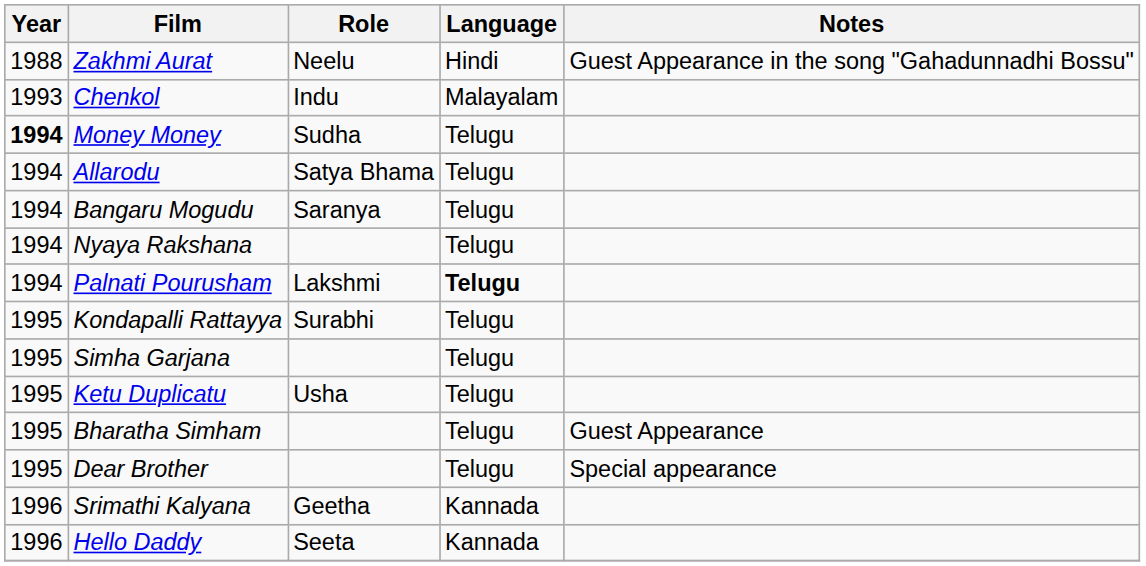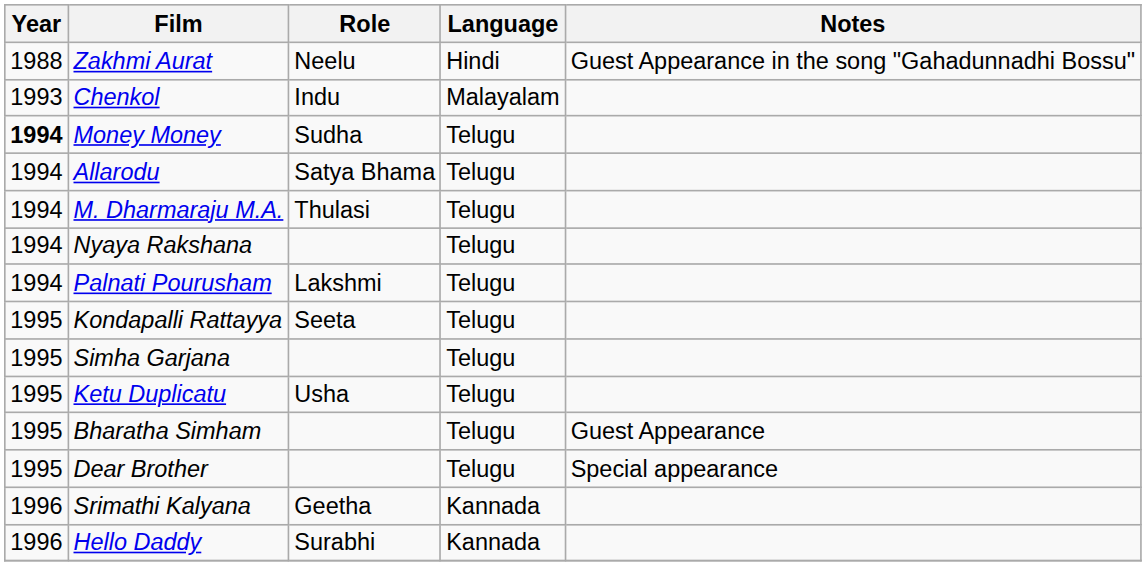- row: (163, 209)
+ row: (178, 209)
(483, 283) bold -> (481, 283) normal
(334, 320) Surabhi -> (325, 320) Seeta
(324, 543) Seeta -> (335, 543) Surabhi
